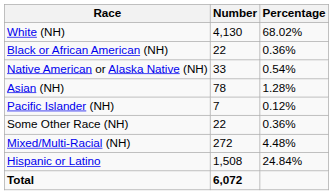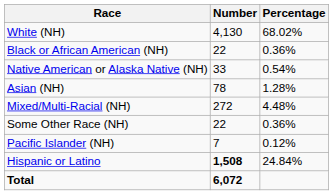rows swapped: (61, 106) <-> (69, 143)
(228, 161) normal -> (228, 161) bold
